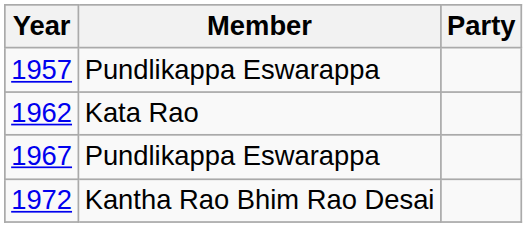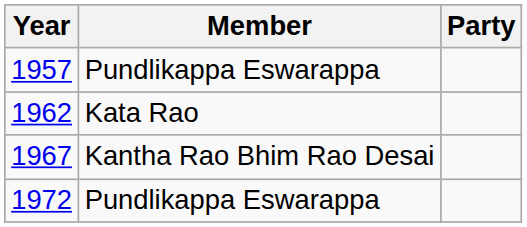(232, 156) Pundlikappa Eswarappa -> (260, 156) Kantha Rao Bhim Rao Desai
(260, 199) Kantha Rao Bhim Rao Desai -> (232, 199) Pundlikappa Eswarappa
